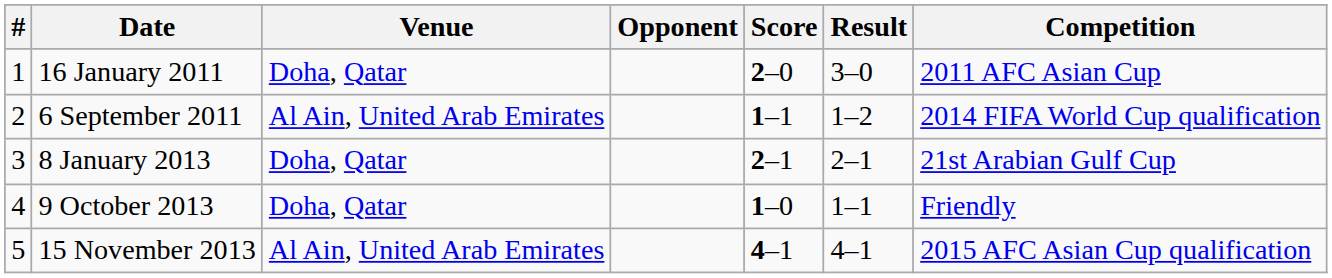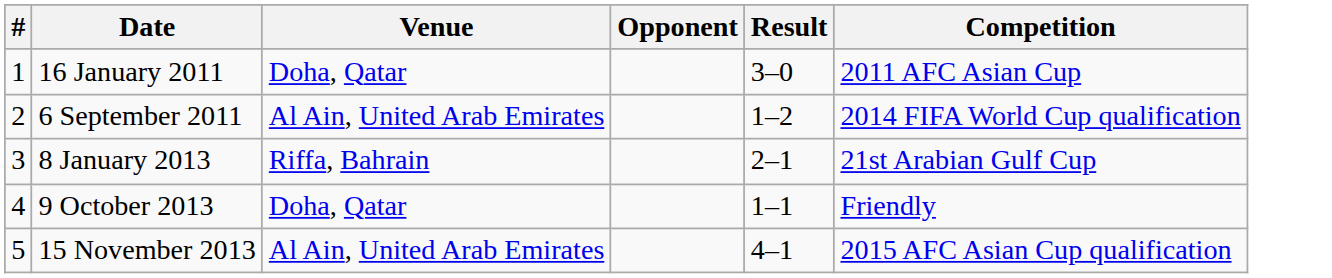- column: (784, 26)
(338, 160) Doha, Qatar -> (349, 160) Riffa, Bahrain
